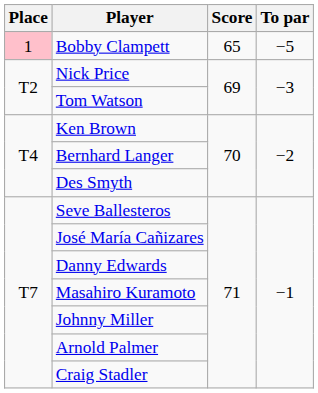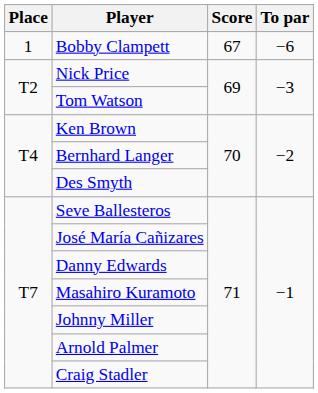(28, 45) pink background -> (28, 45) no background
(232, 45) 65 -> (232, 45) 67
(285, 45) −5 -> (285, 45) −6
